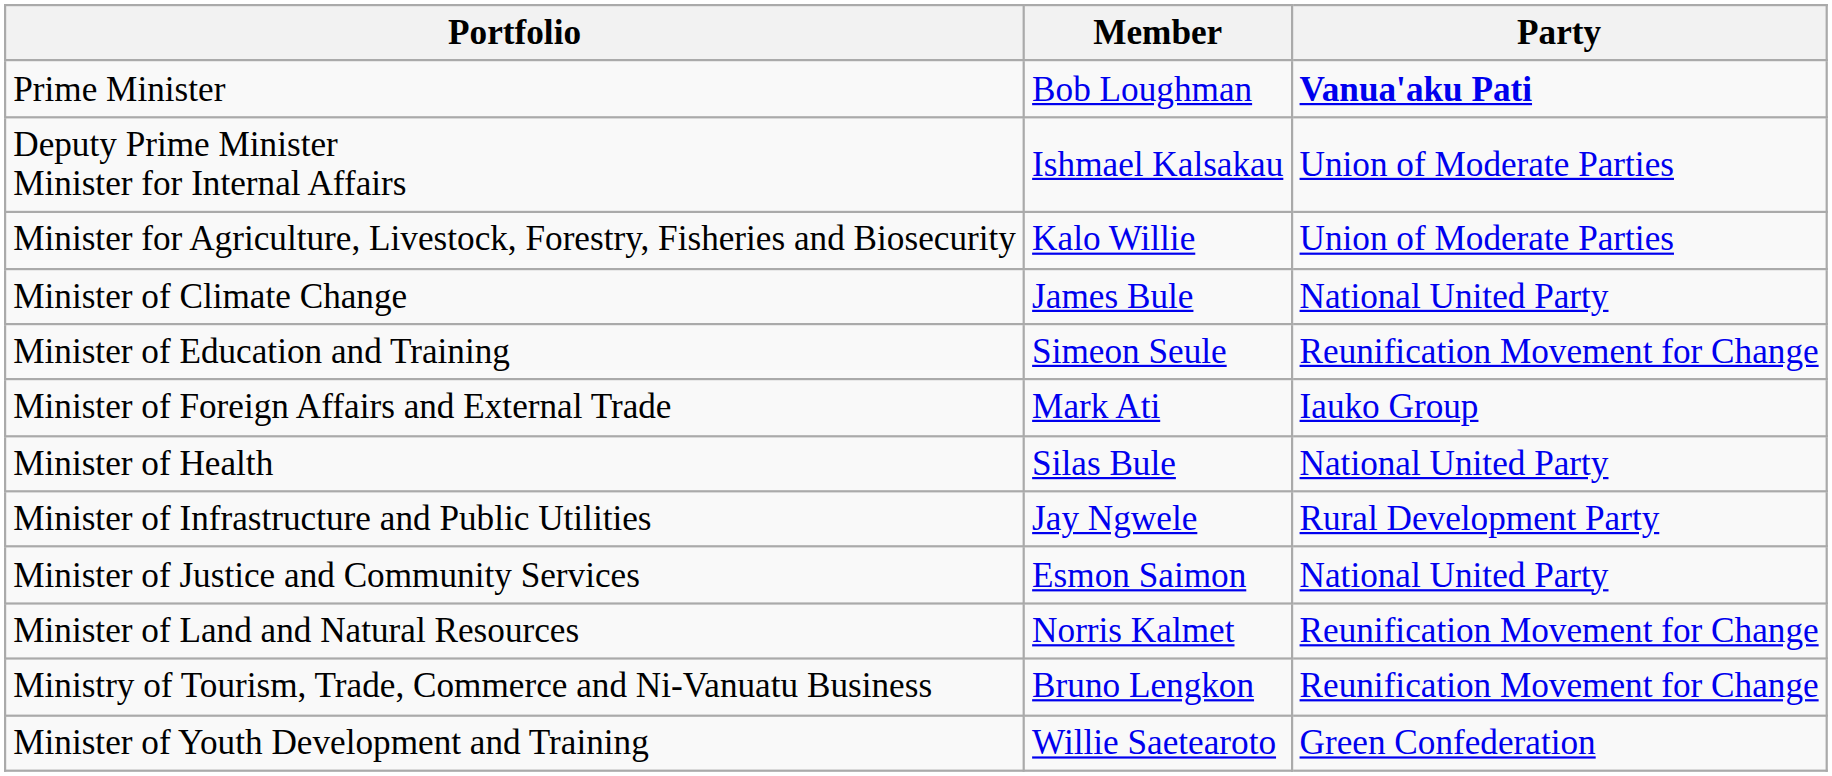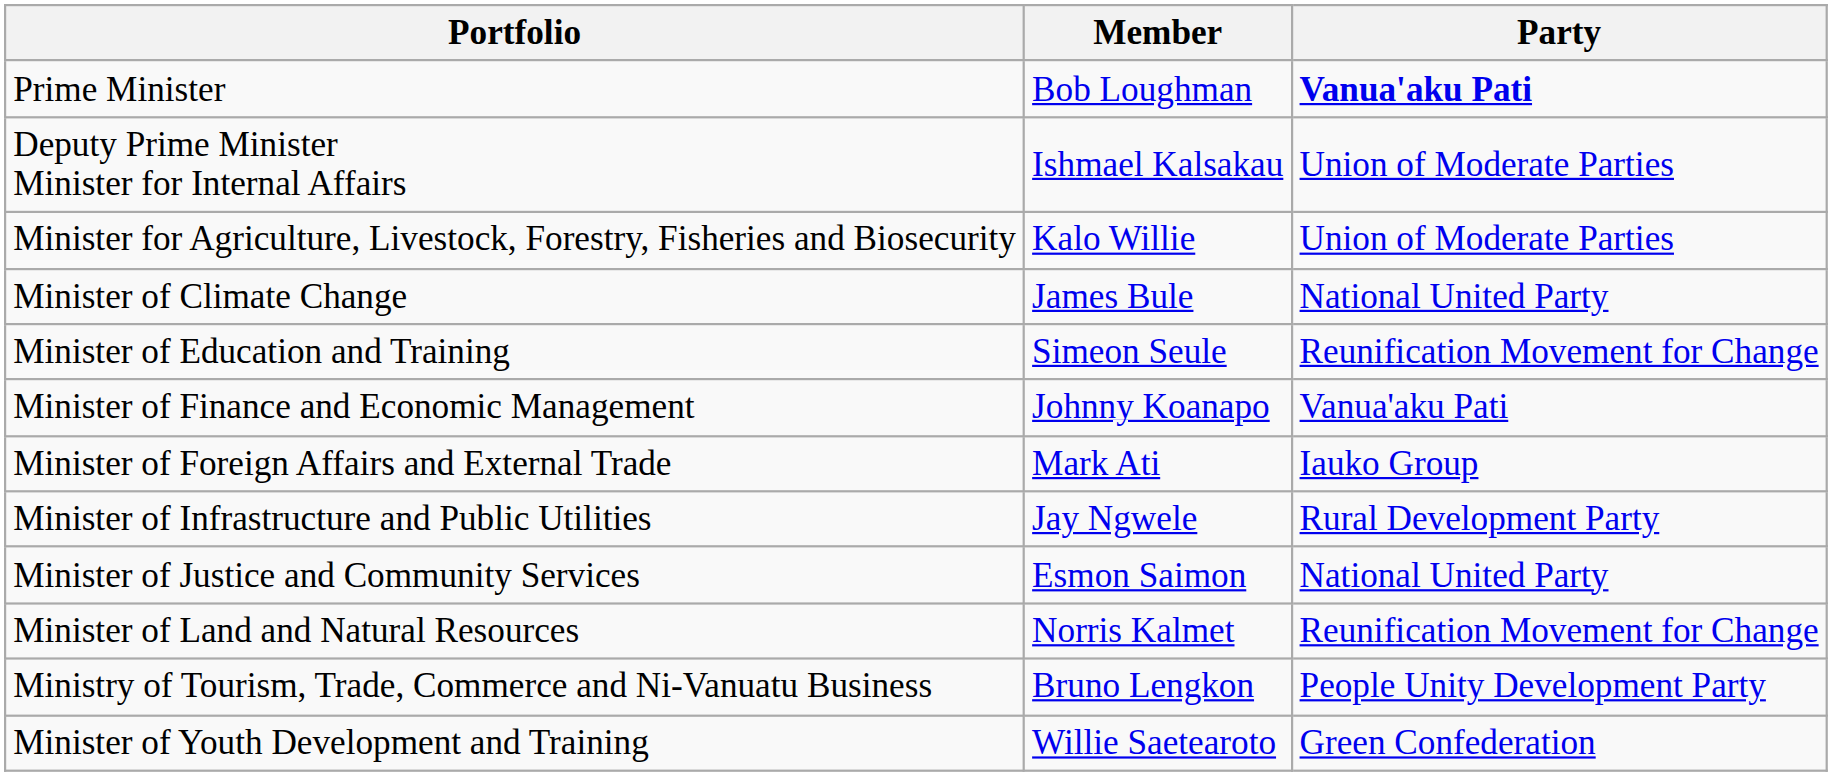+ row: (354, 406)
- row: (143, 462)
(1559, 686) Reunification Movement for Change -> (1533, 686) People Unity Development Party
